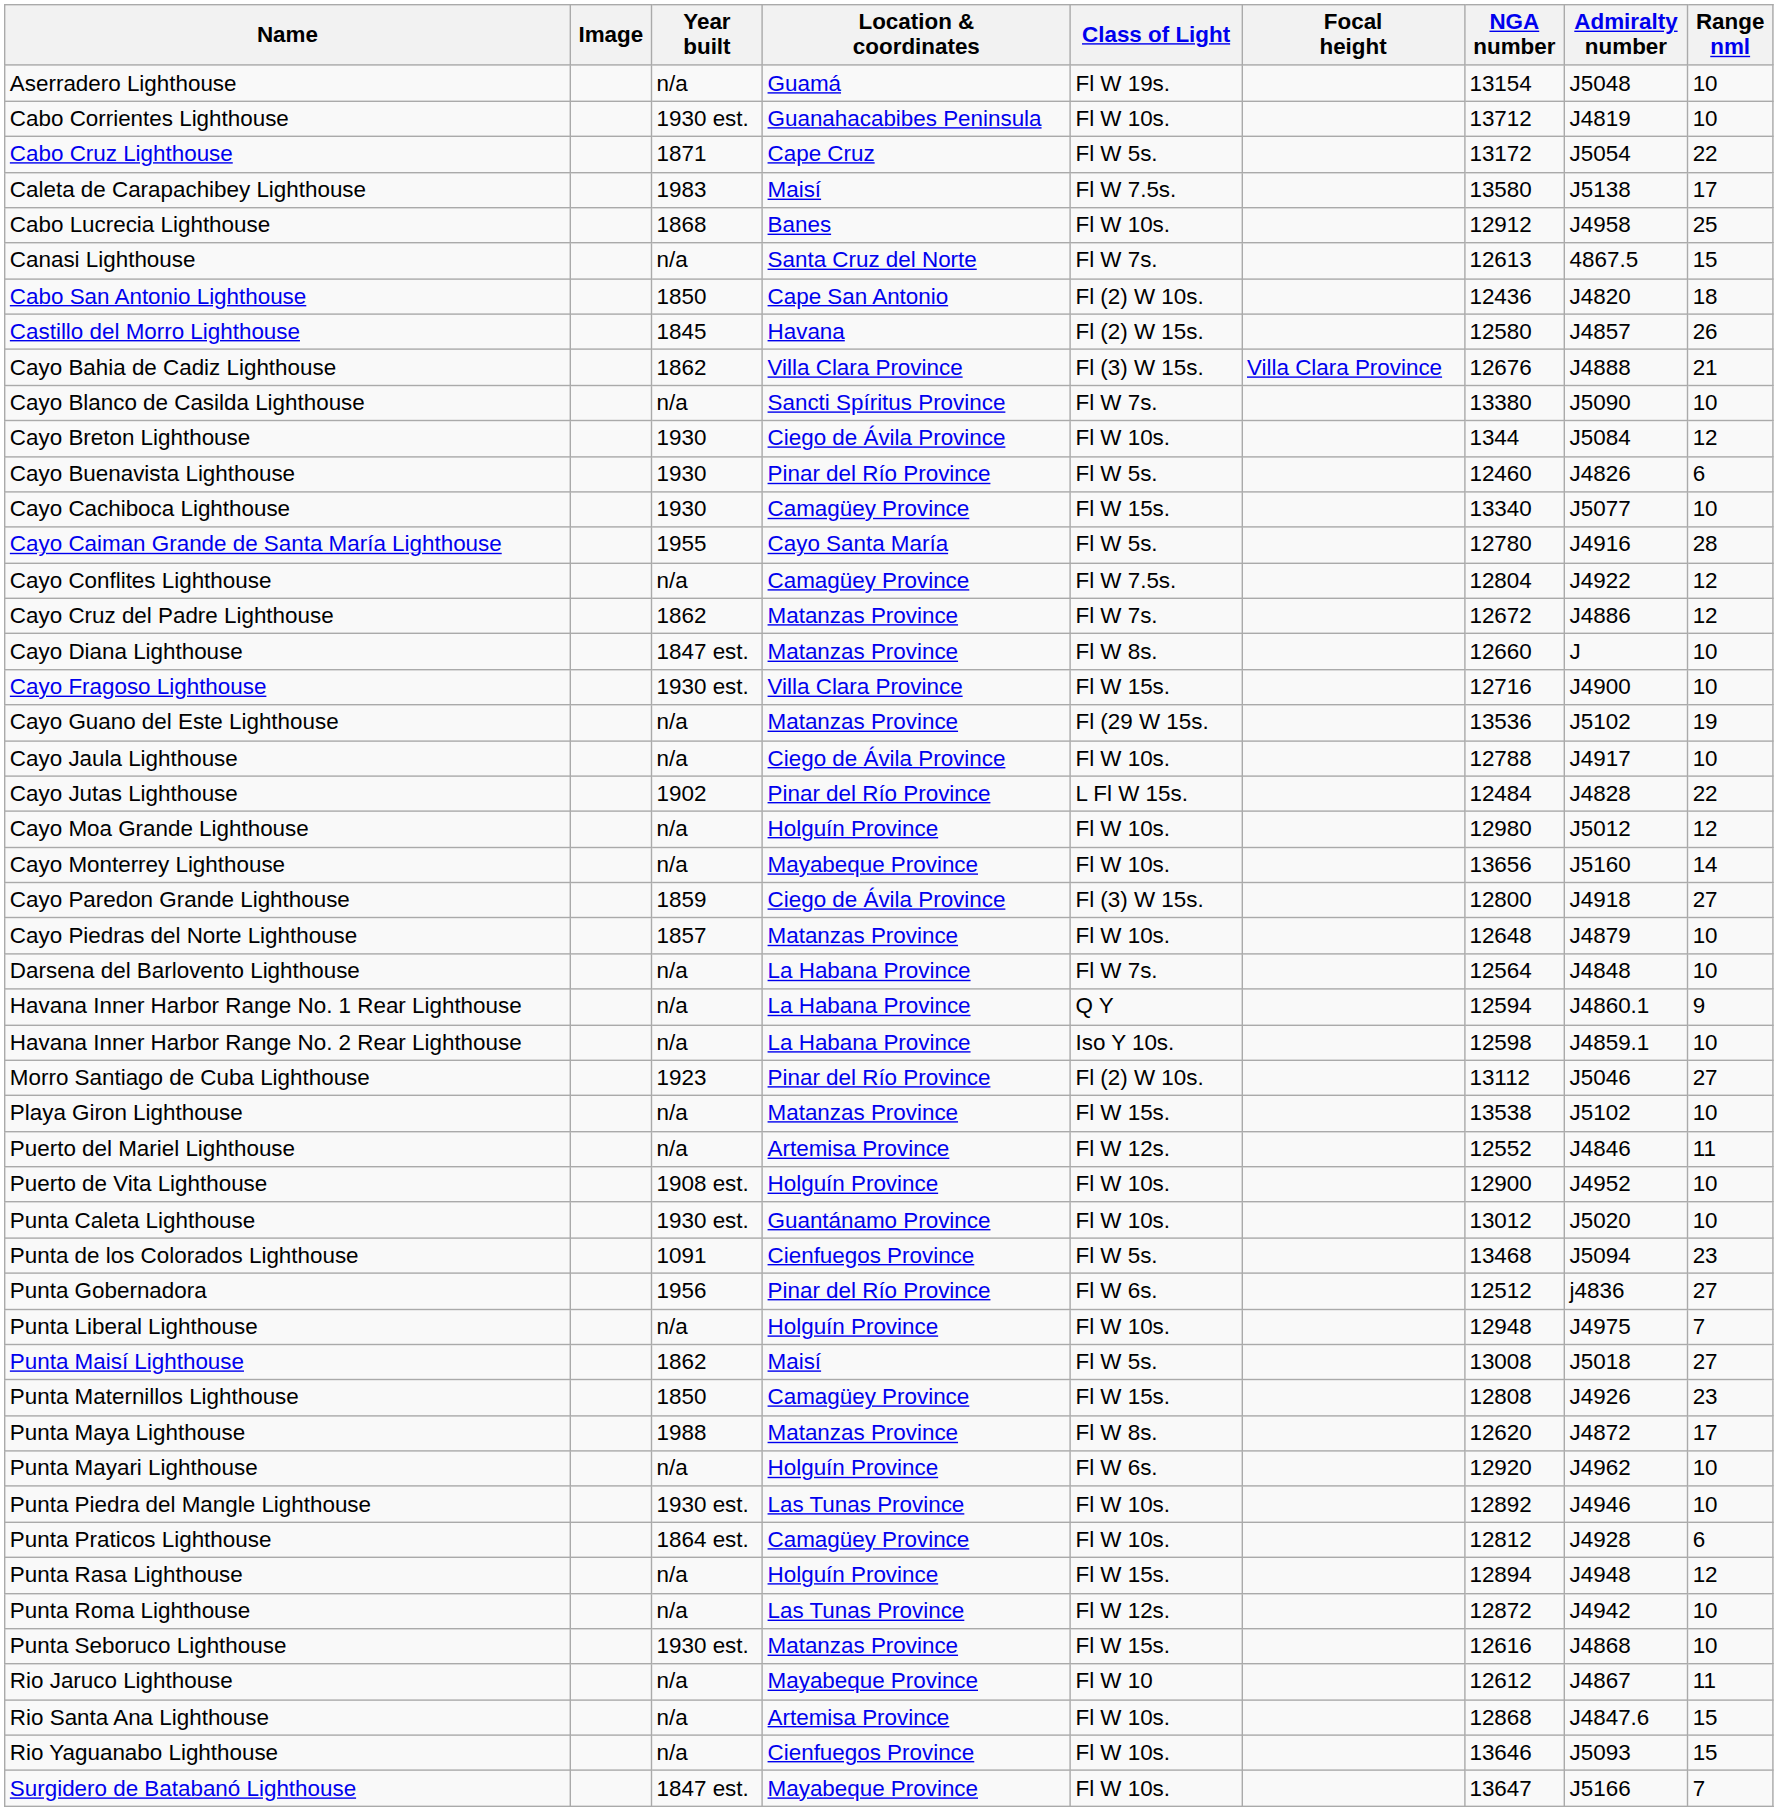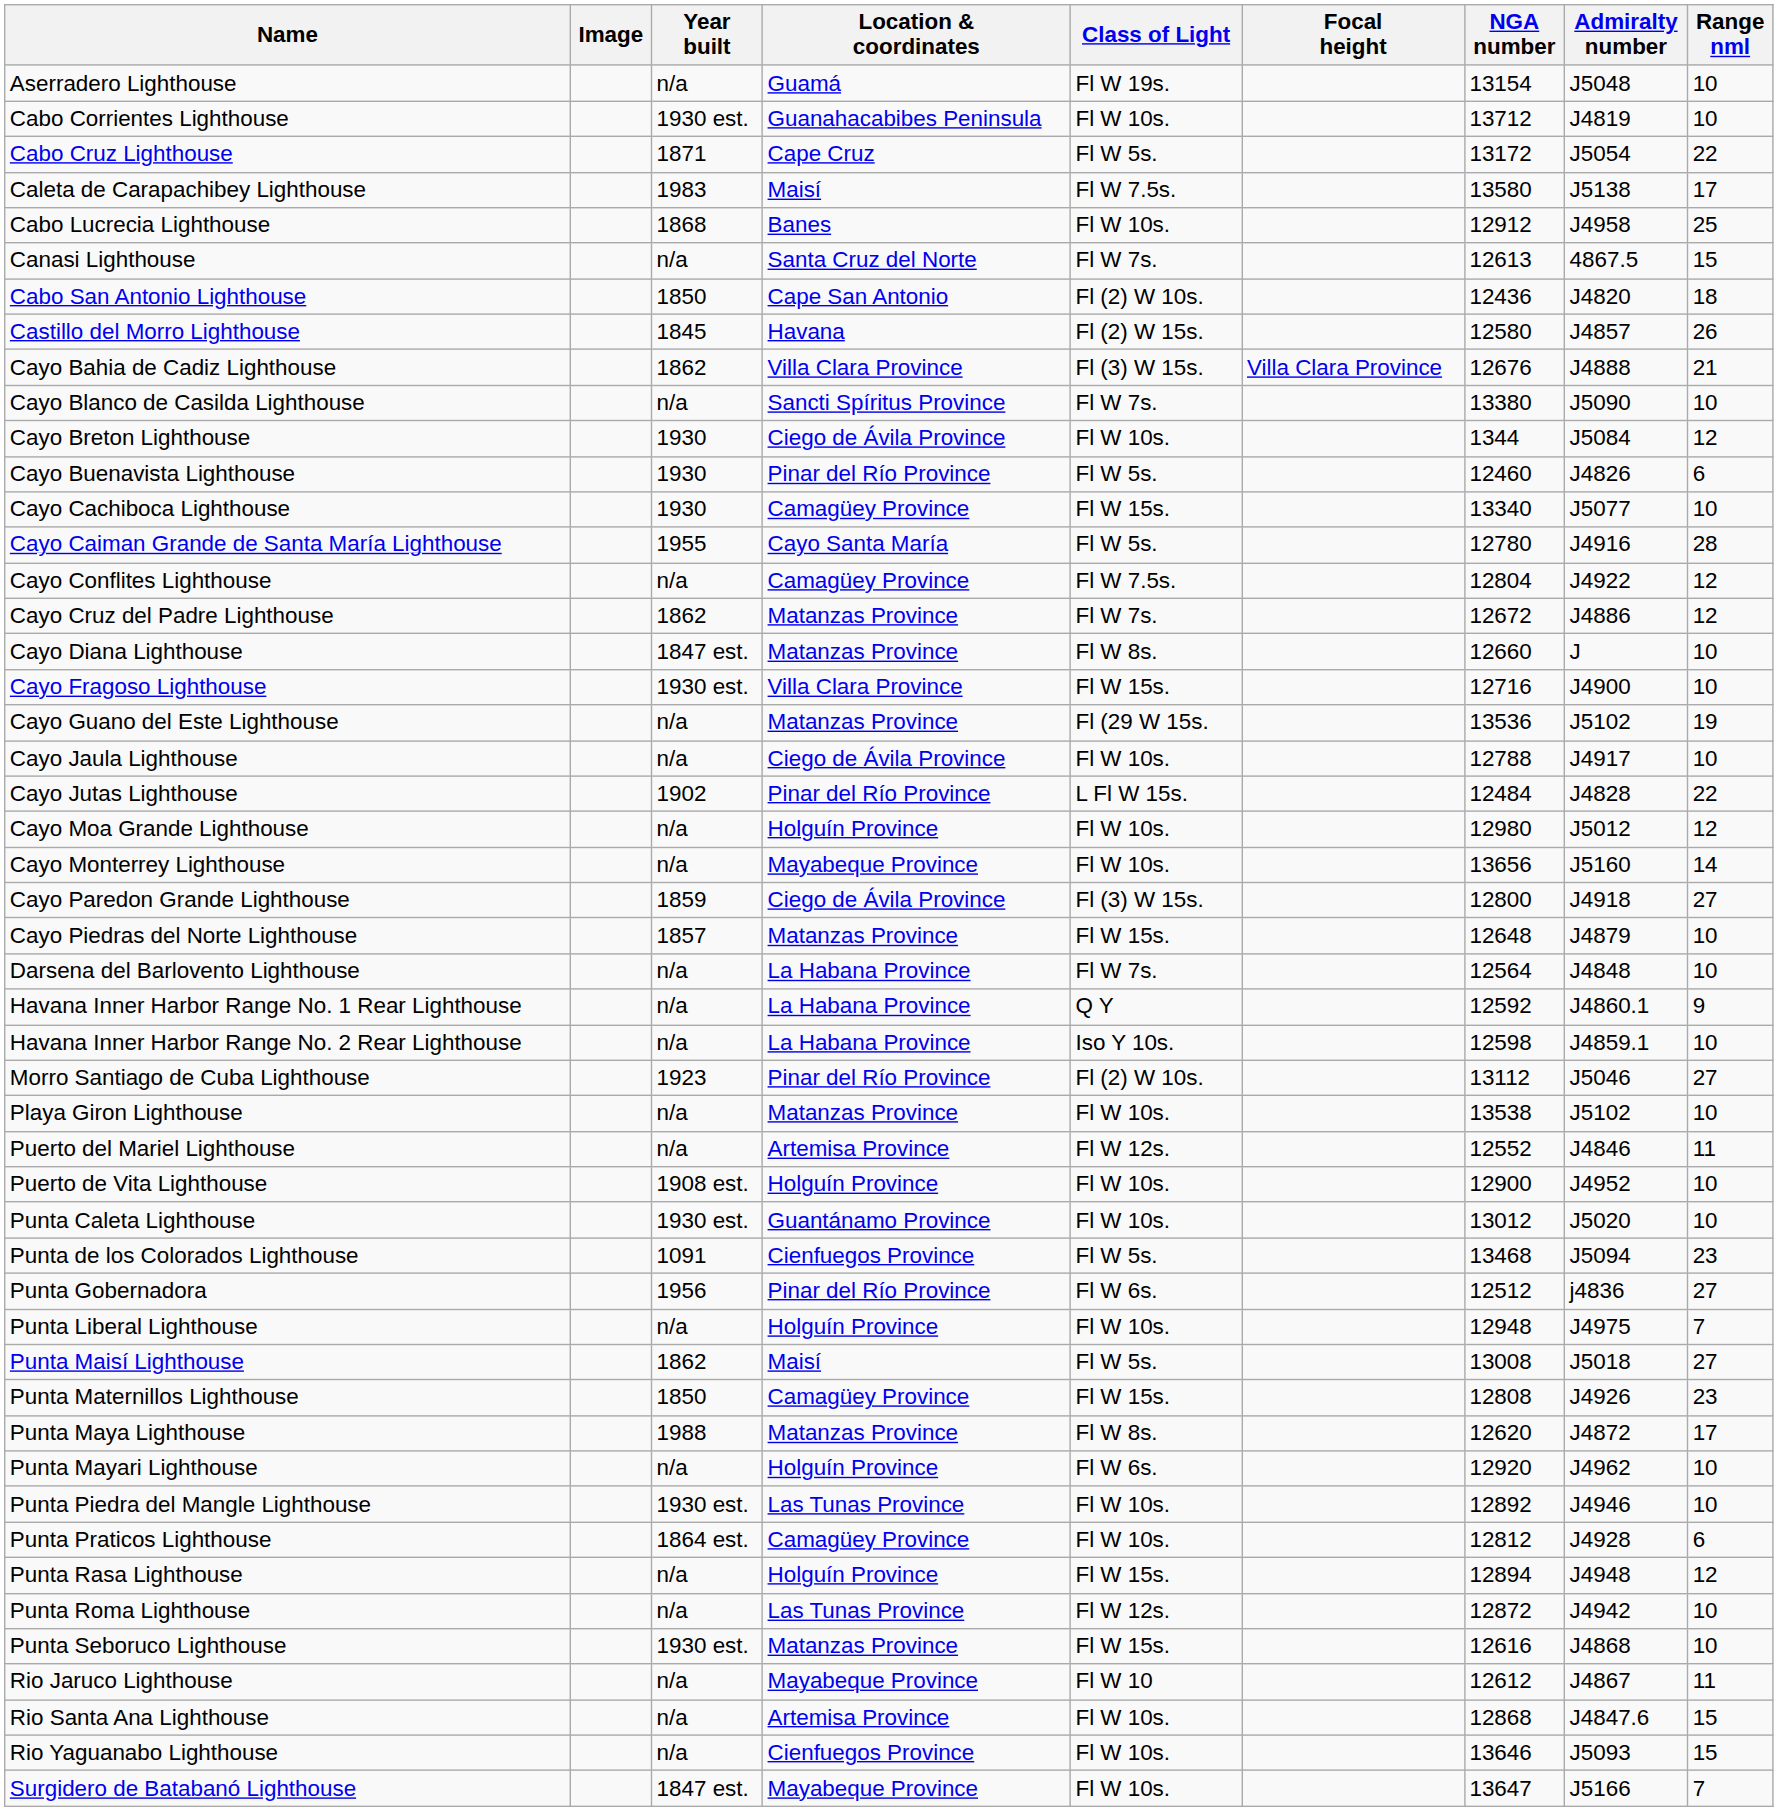(1123, 935) Fl W 10s. -> (1123, 935) Fl W 15s.
(1501, 1006) 12594 -> (1501, 1006) 12592
(1123, 1113) Fl W 15s. -> (1123, 1113) Fl W 10s.
